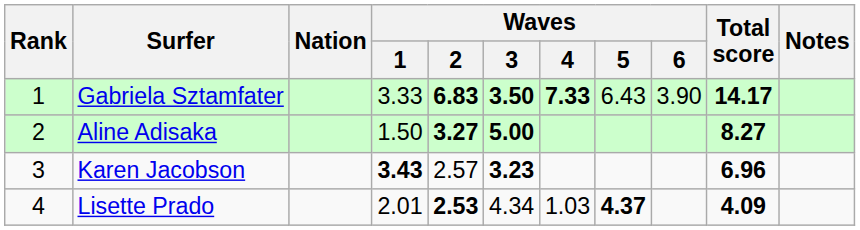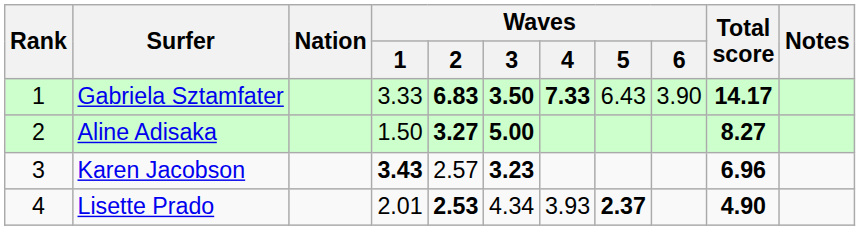(567, 206) 1.03 -> (567, 206) 3.93
(623, 206) 4.37 -> (623, 206) 2.37
(743, 206) 4.09 -> (743, 206) 4.90
